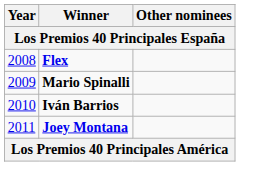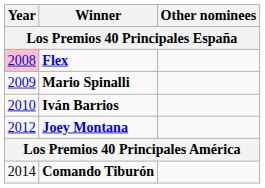(22, 60) no background -> (22, 60) pink background
(22, 127) 2011 -> (22, 127) 2012
+ row: (98, 171)
